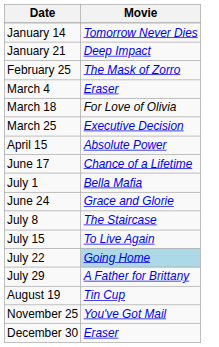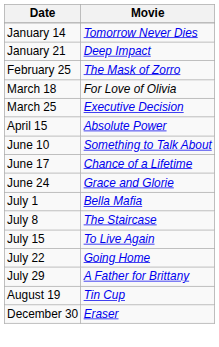- row: (28, 88)
+ row: (28, 145)
rows swapped: (28, 201) <-> (23, 182)
(117, 257) lightblue background -> (117, 257) no background
- row: (43, 314)
